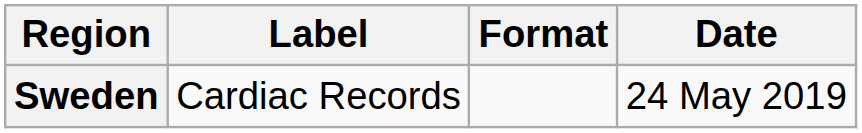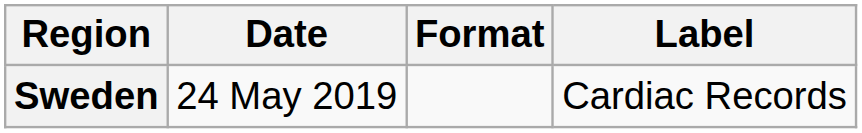columns swapped: (736, 34) <-> (319, 34)
